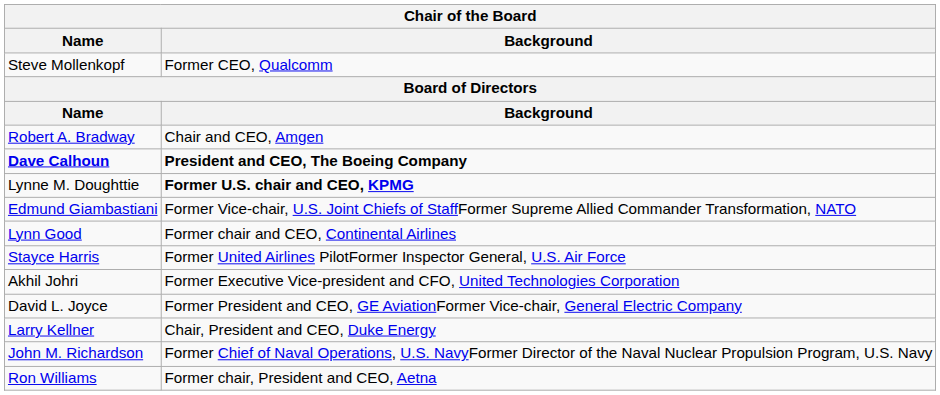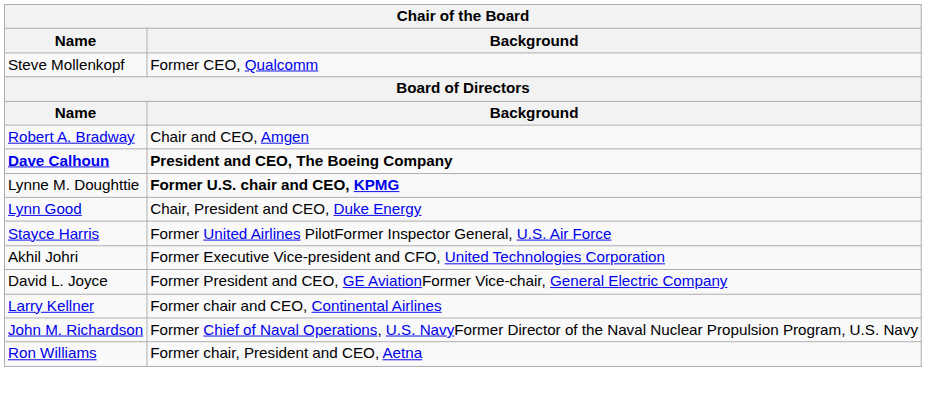- row: (83, 209)
(310, 233) Former chair and CEO, Continental Airlines -> (286, 209) Chair, President and CEO, Duke Energy
(300, 329) Chair, President and CEO, Duke Energy -> (296, 305) Former chair and CEO, Continental Airlines
